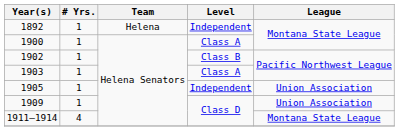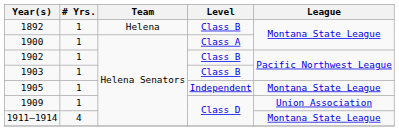(221, 27) Independent -> (221, 27) Class B
(221, 73) Class A -> (221, 73) Class B
(324, 88) Union Association -> (324, 88) Montana State League
